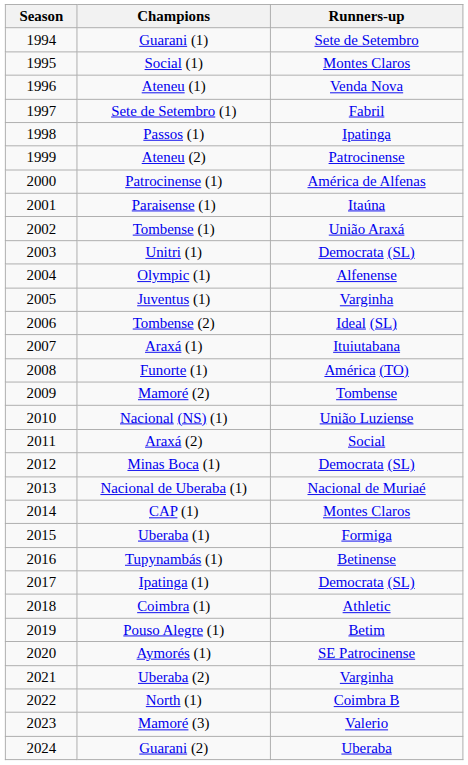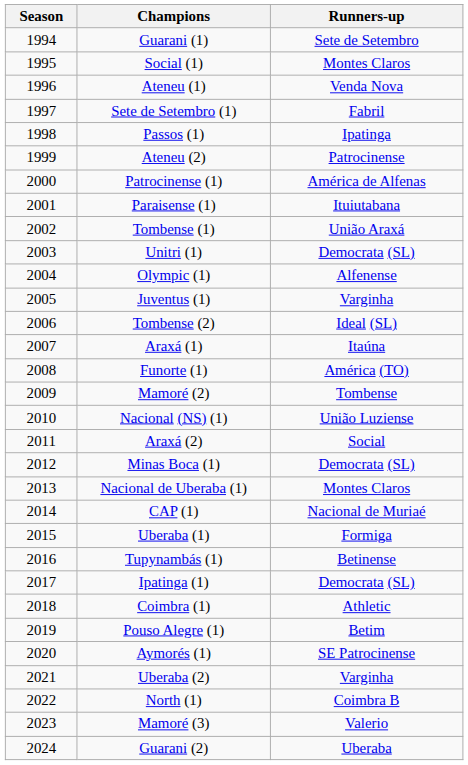(367, 205) Itaúna -> (367, 205) Ituiutabana
(367, 346) Ituiutabana -> (367, 346) Itaúna
(367, 488) Nacional de Muriaé -> (367, 488) Montes Claros
(367, 511) Montes Claros -> (367, 511) Nacional de Muriaé
